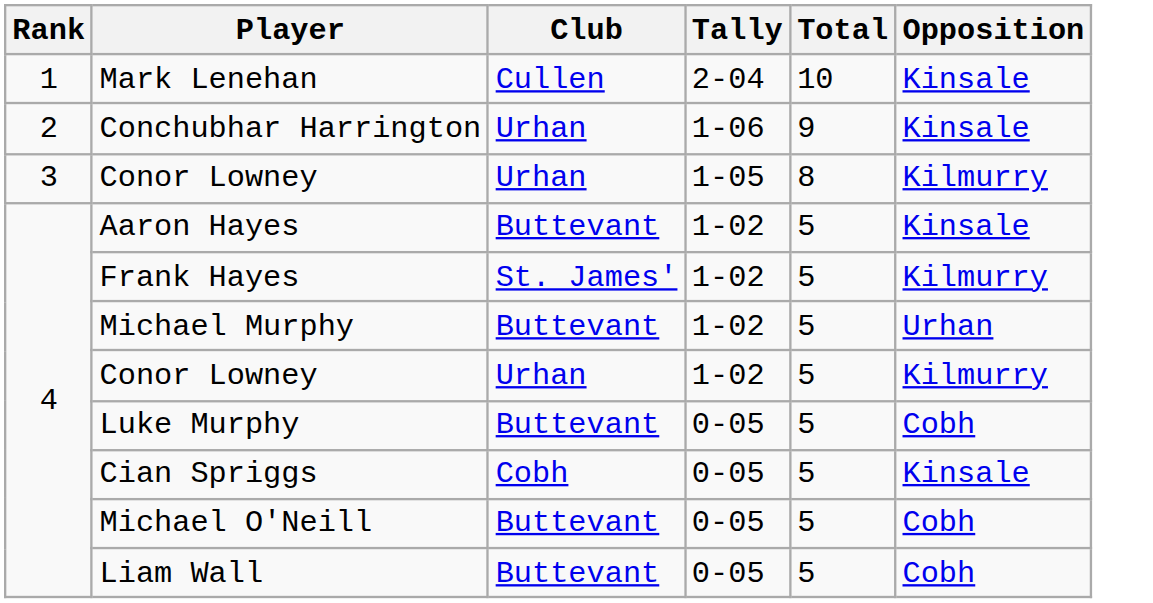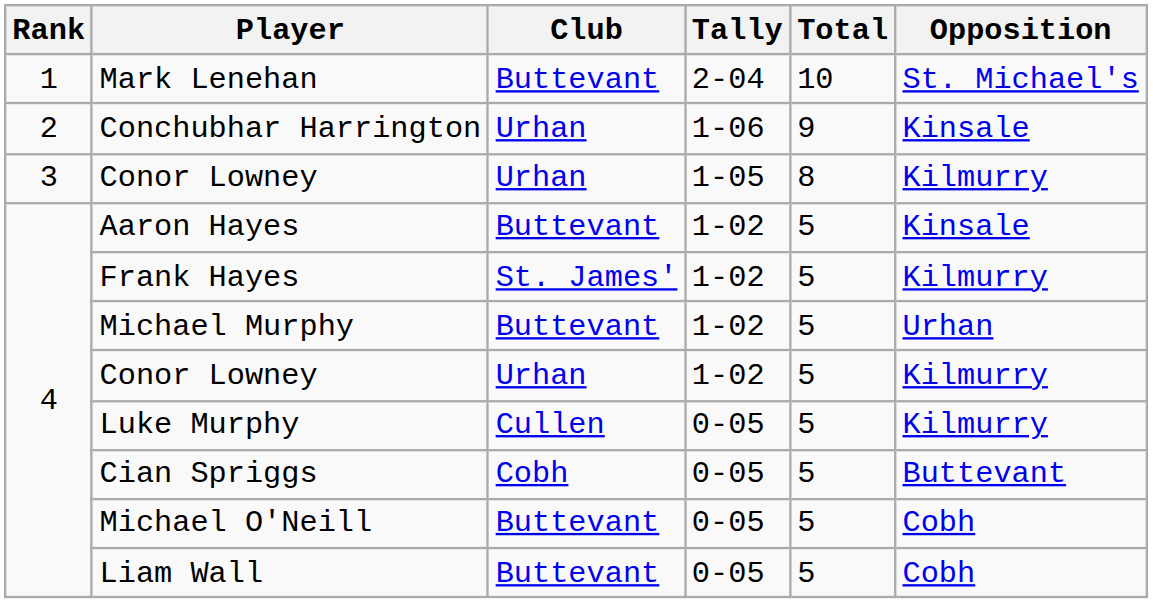(550, 79) Cullen -> (577, 79) Buttevant
(966, 79) Kinsale -> (1021, 79) St. Michael's
(577, 425) Buttevant -> (550, 425) Cullen
(939, 425) Cobh -> (975, 425) Kilmurry
(966, 474) Kinsale -> (984, 474) Buttevant
